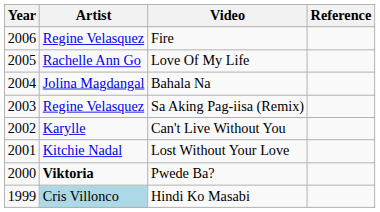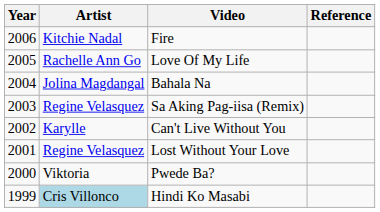(93, 38) Regine Velasquez -> (83, 38) Kitchie Nadal
(83, 151) Kitchie Nadal -> (93, 151) Regine Velasquez
(68, 173) bold -> (66, 173) normal
